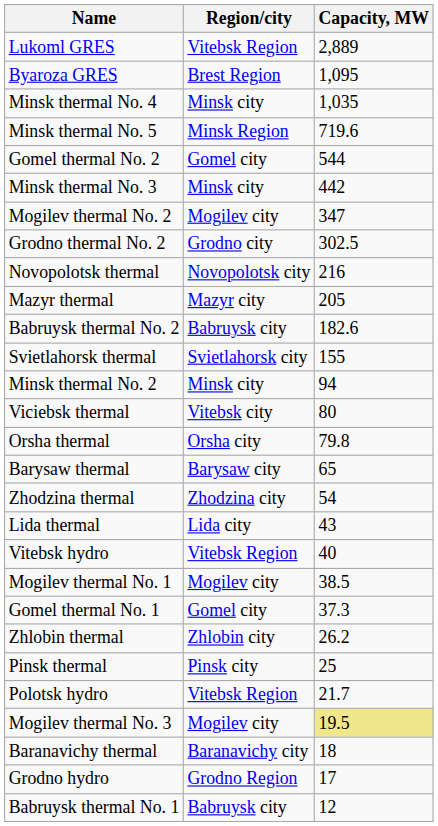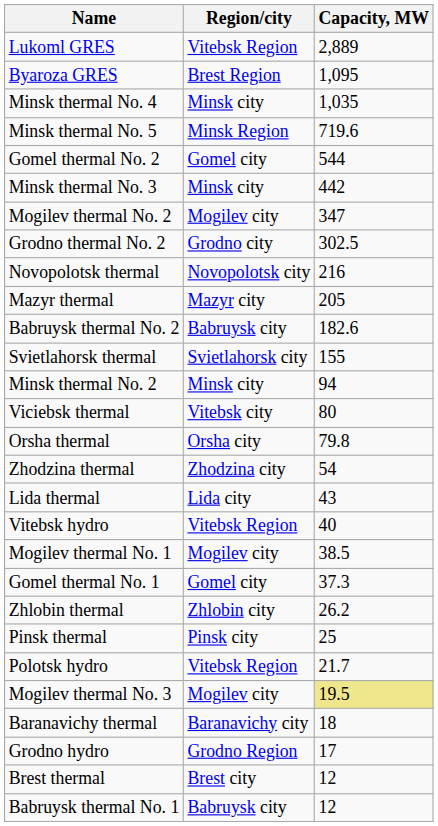- row: (69, 469)
+ row: (57, 779)
